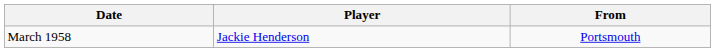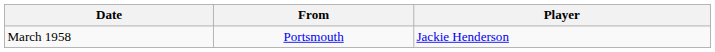columns swapped: (362, 15) <-> (610, 15)
